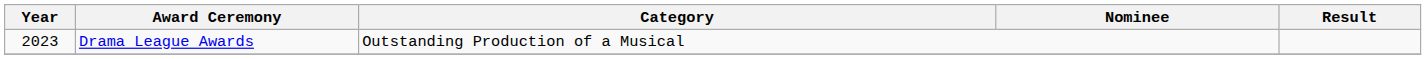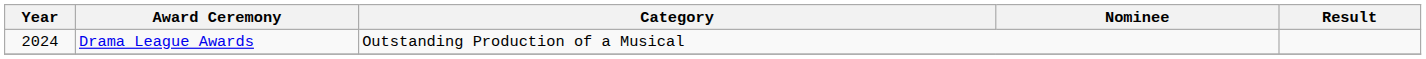(40, 42) 2023 -> (40, 42) 2024
